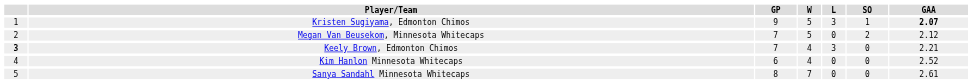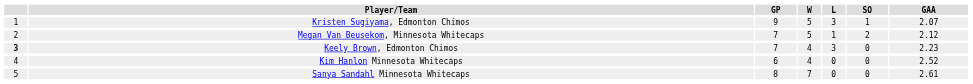(929, 23) bold -> (929, 23) normal
(834, 35) 0 -> (834, 35) 1
(929, 48) 2.21 -> (929, 48) 2.23
